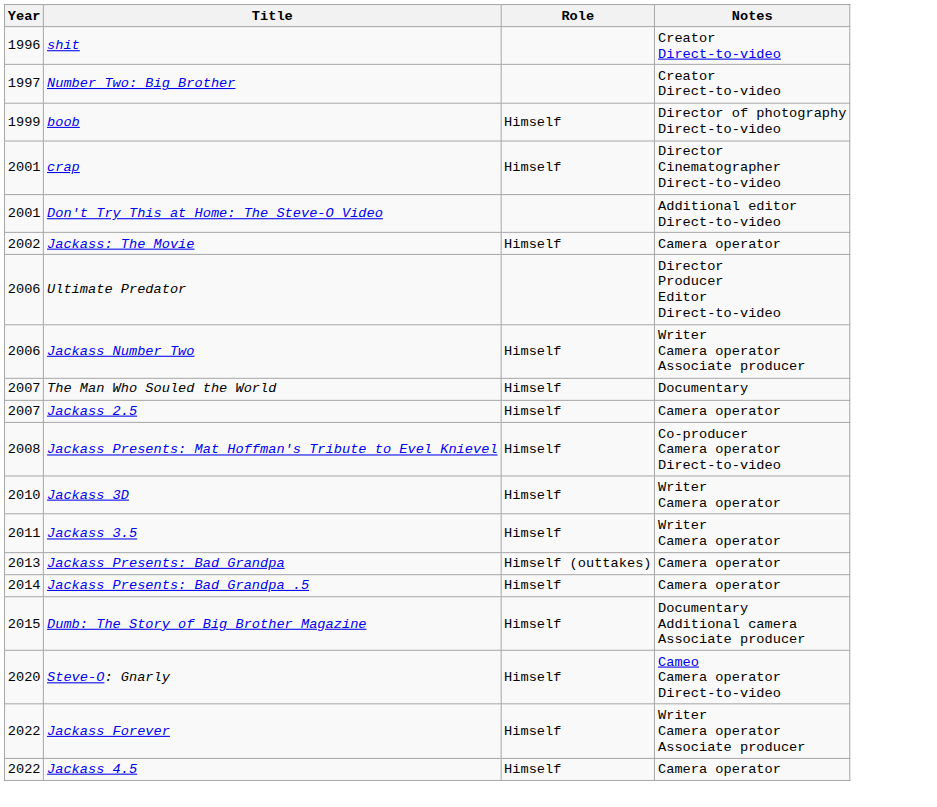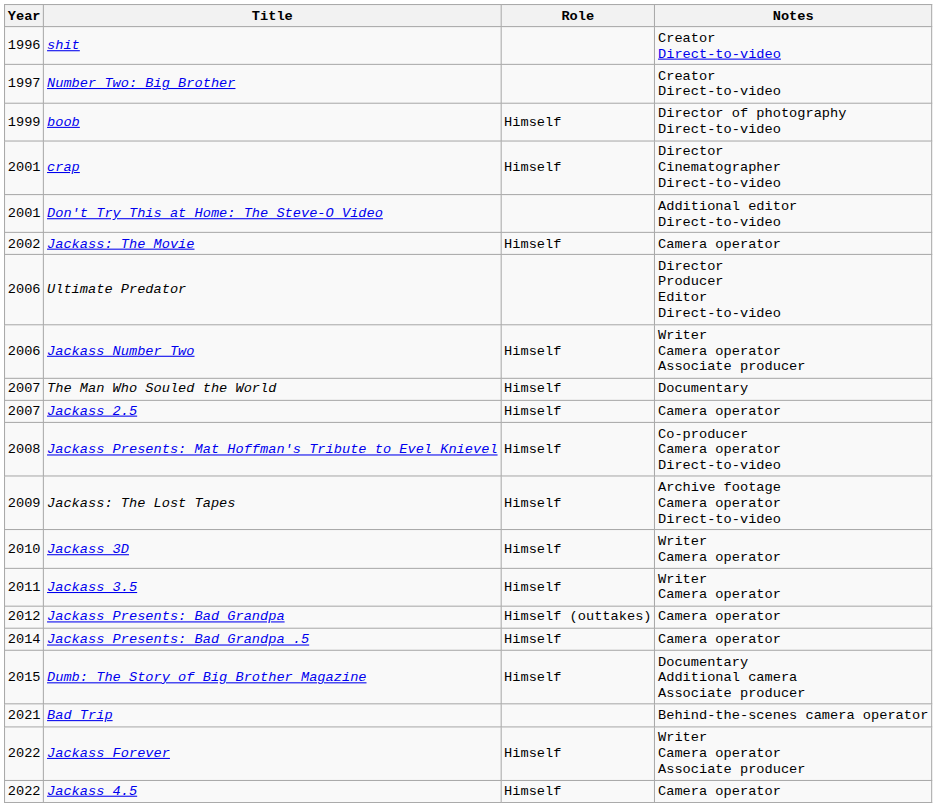+ row: (141, 503)
(24, 563) 2013 -> (24, 617) 2012
- row: (108, 677)
+ row: (80, 715)
